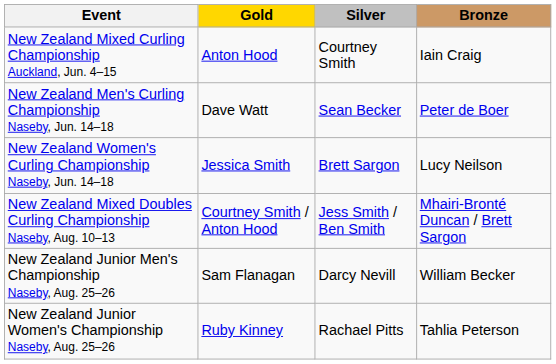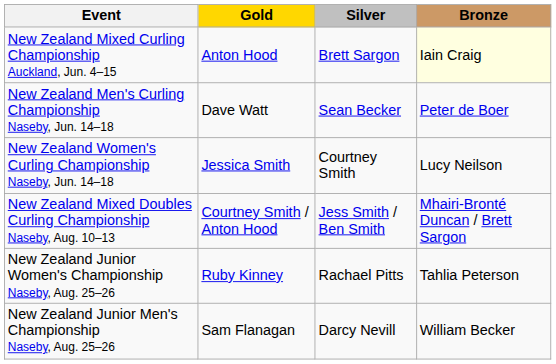(348, 54) Courtney Smith -> (359, 54) Brett Sargon
(451, 54) no background -> (451, 54) lightyellow background
(359, 165) Brett Sargon -> (348, 165) Courtney Smith
rows swapped: (93, 275) <-> (85, 331)
